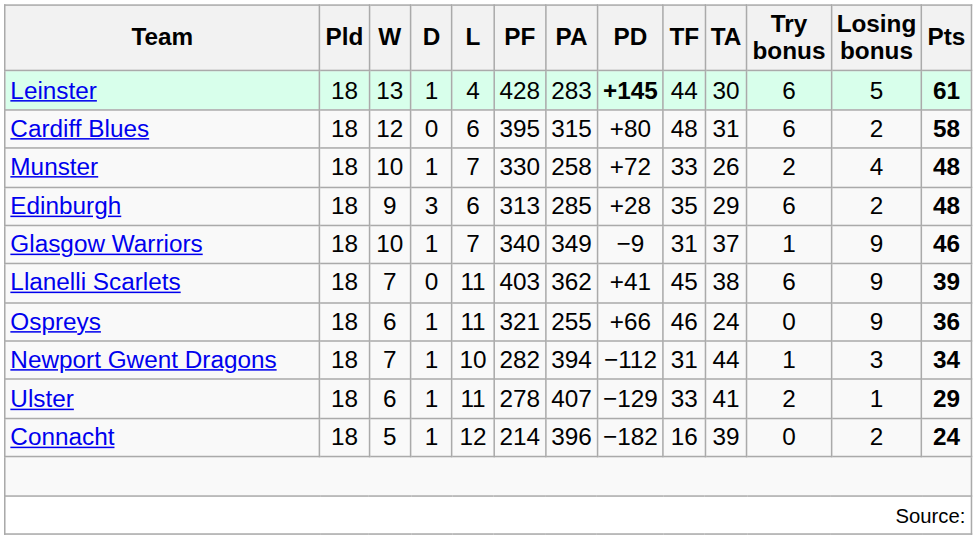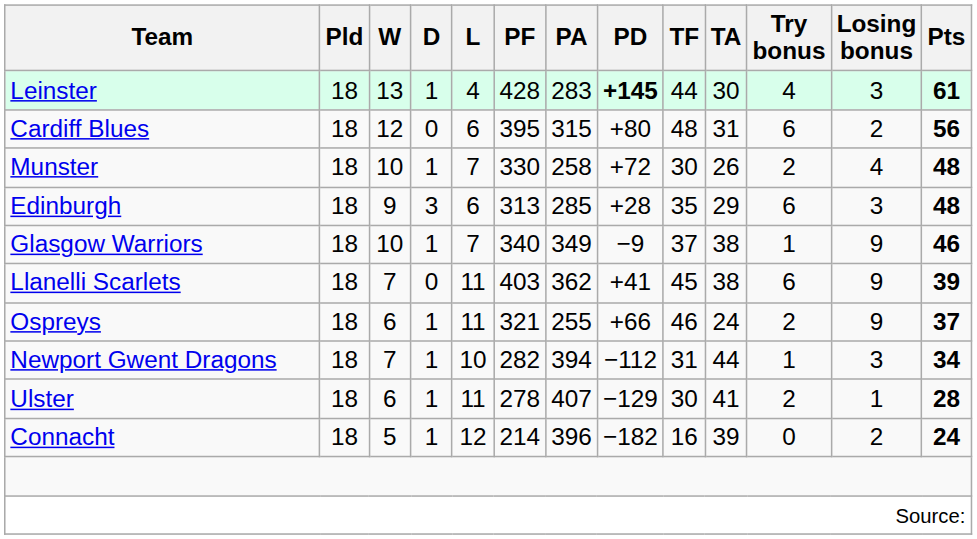(789, 90) 6 -> (789, 90) 4
(876, 90) 5 -> (876, 90) 3
(946, 128) 58 -> (946, 128) 56
(684, 167) 33 -> (684, 167) 30
(876, 205) 2 -> (876, 205) 3
(684, 244) 31 -> (684, 244) 37
(726, 244) 37 -> (726, 244) 38
(789, 321) 0 -> (789, 321) 2
(946, 321) 36 -> (946, 321) 37
(684, 398) 33 -> (684, 398) 30
(946, 398) 29 -> (946, 398) 28
